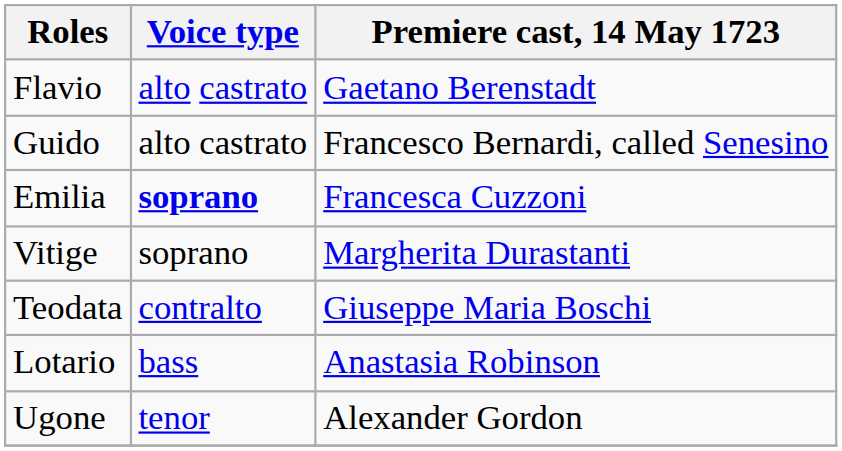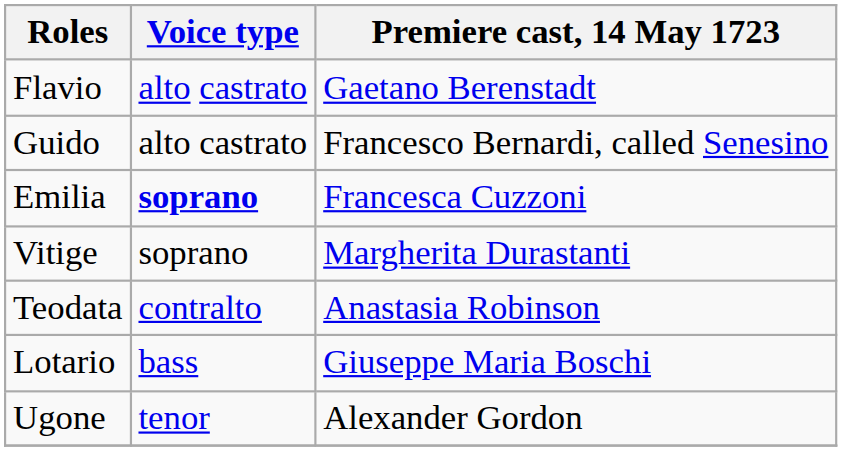(487, 307) Giuseppe Maria Boschi -> (462, 307) Anastasia Robinson
(462, 362) Anastasia Robinson -> (487, 362) Giuseppe Maria Boschi
